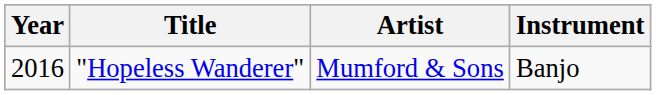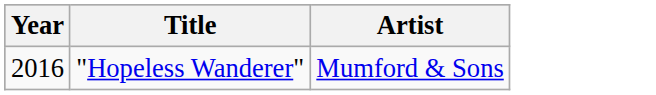- column: (580, 25)
